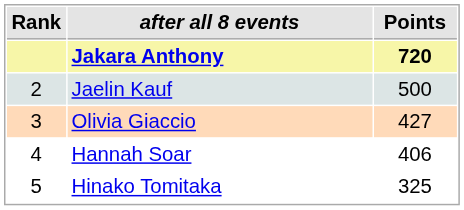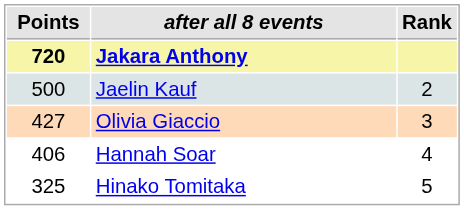columns swapped: (36, 22) <-> (415, 22)
